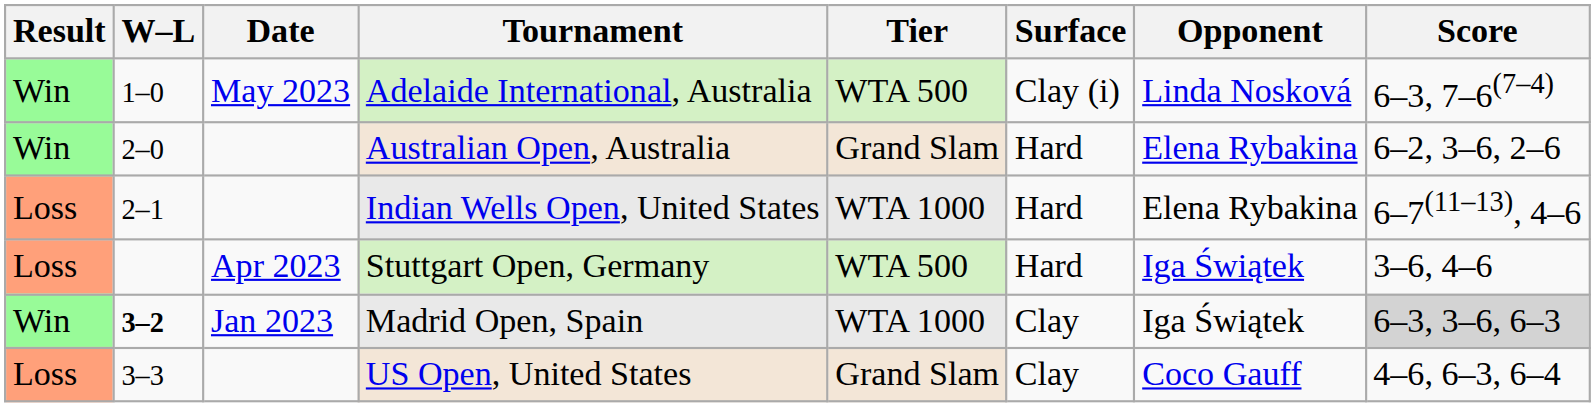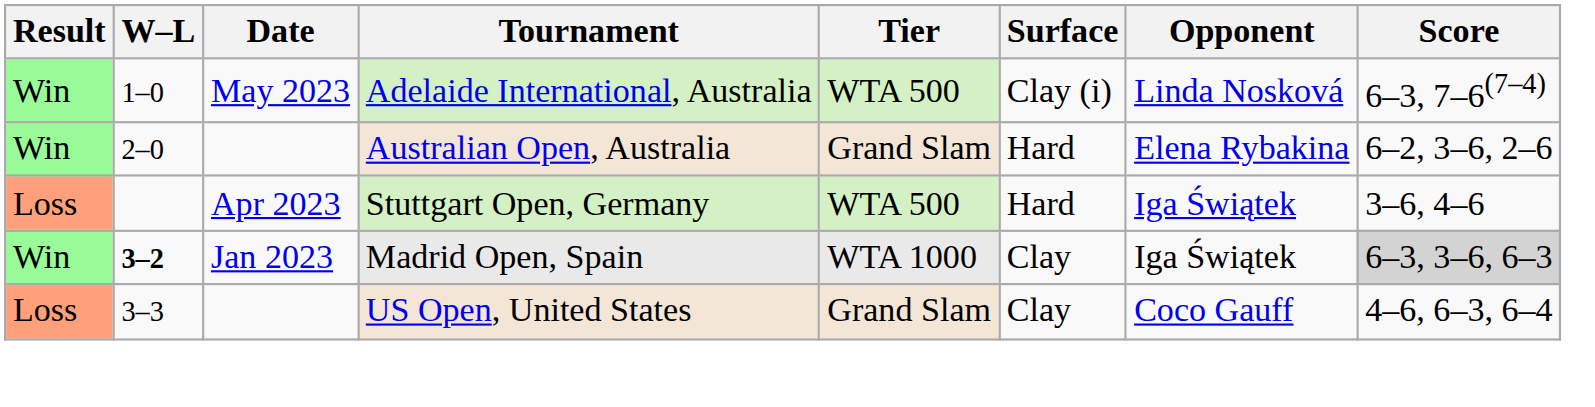- row: (593, 207)
